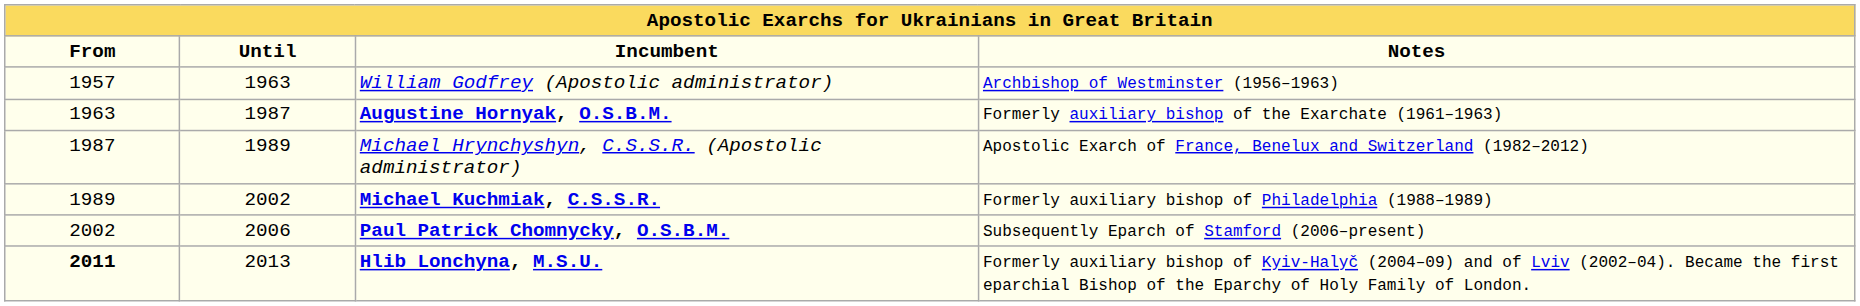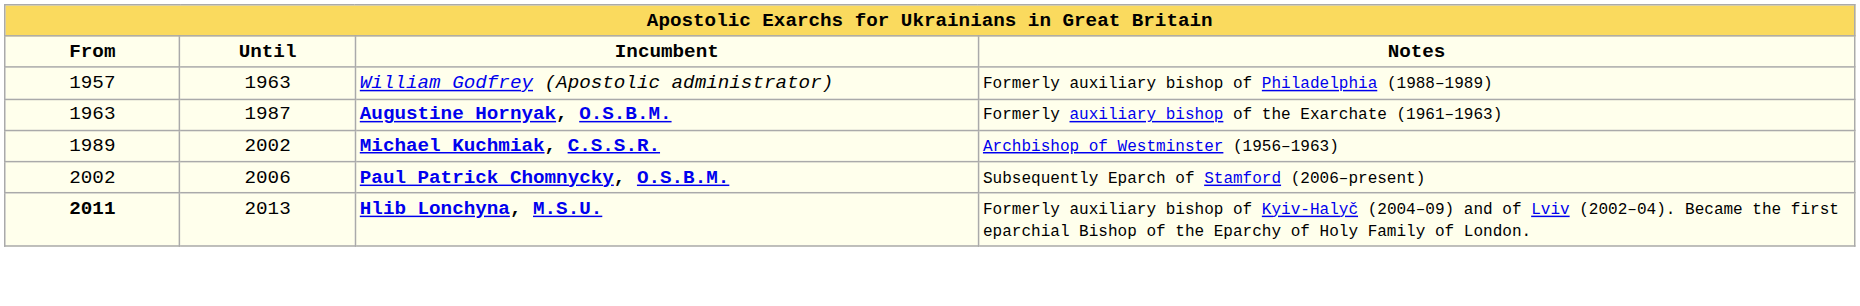(1161, 84) Archbishop of Westminster (1956–1963) -> (1238, 84) Formerly auxiliary bishop of Philadelphia (1988–1989)
- row: (591, 157)
(1238, 200) Formerly auxiliary bishop of Philadelphia (1988–1989) -> (1161, 147) Archbishop of Westminster (1956–1963)
